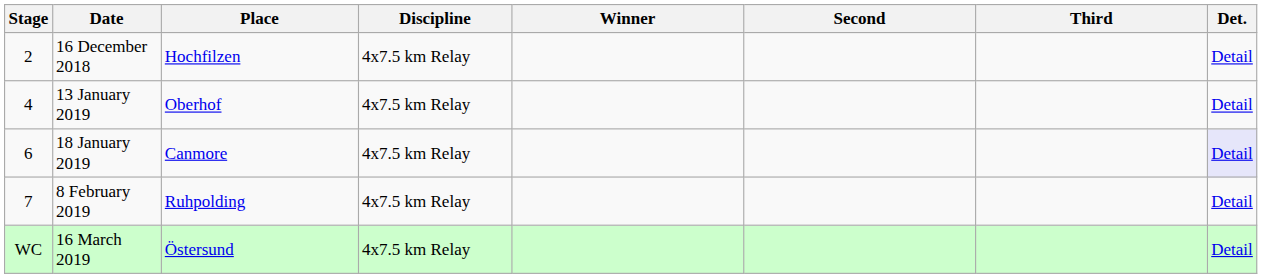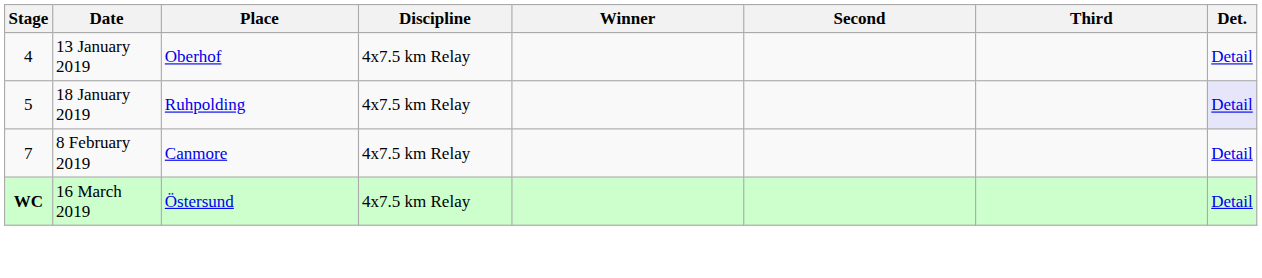- row: (102, 56)
(28, 153) 6 -> (28, 105) 5
(196, 153) Canmore -> (205, 105) Ruhpolding
(205, 201) Ruhpolding -> (196, 153) Canmore
(28, 249) normal -> (28, 201) bold
